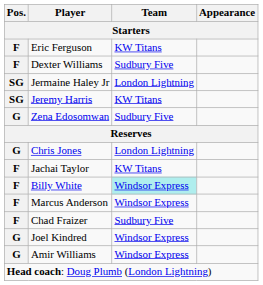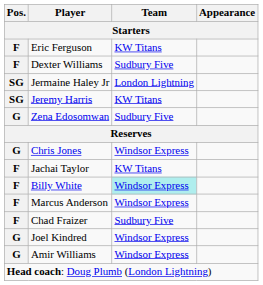(154, 151) London Lightning -> (152, 151) Windsor Express
